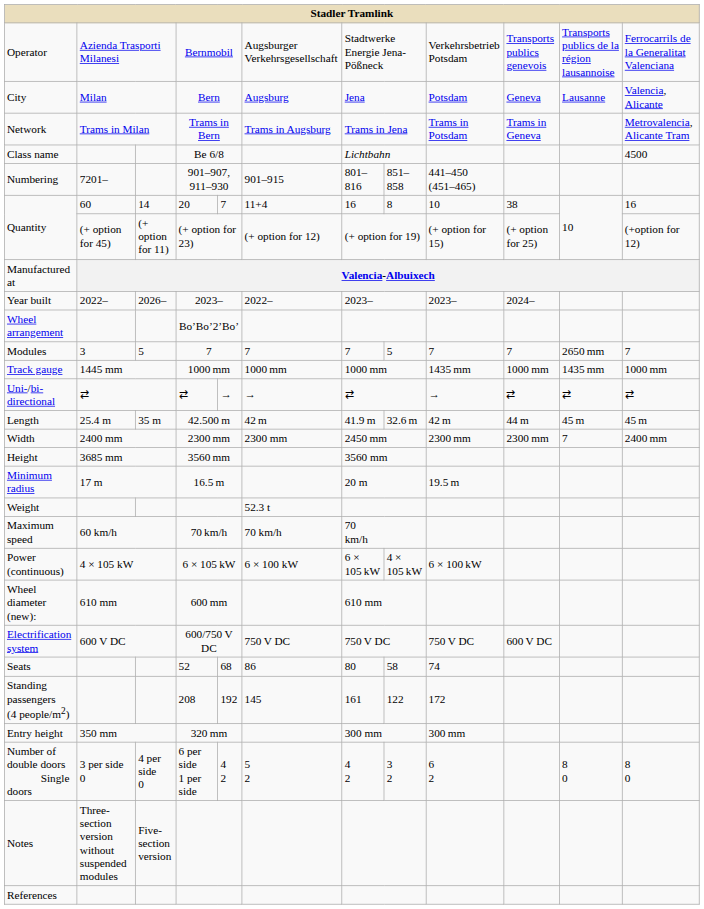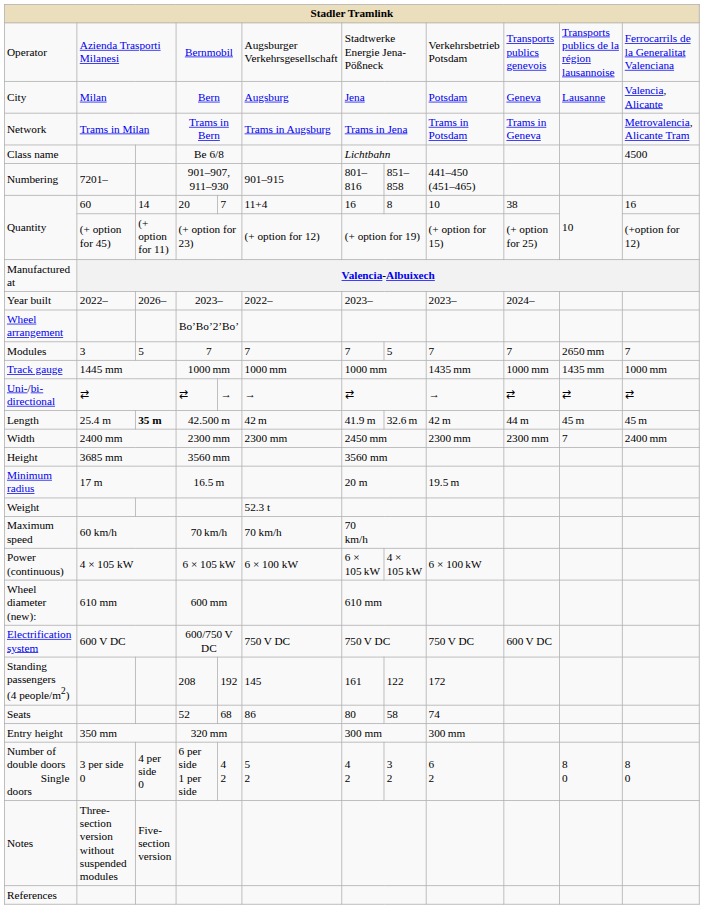(150, 420) normal -> (150, 420) bold
rows swapped: (19, 666) <-> (38, 699)
